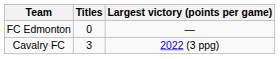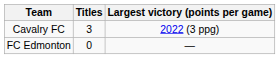rows swapped: (39, 45) <-> (39, 29)
